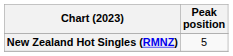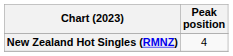(204, 42) 5 -> (204, 42) 4
